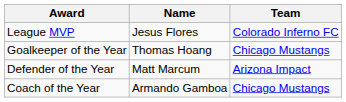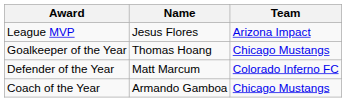(286, 32) Colorado Inferno FC -> (272, 32) Arizona Impact
(272, 69) Arizona Impact -> (286, 69) Colorado Inferno FC
